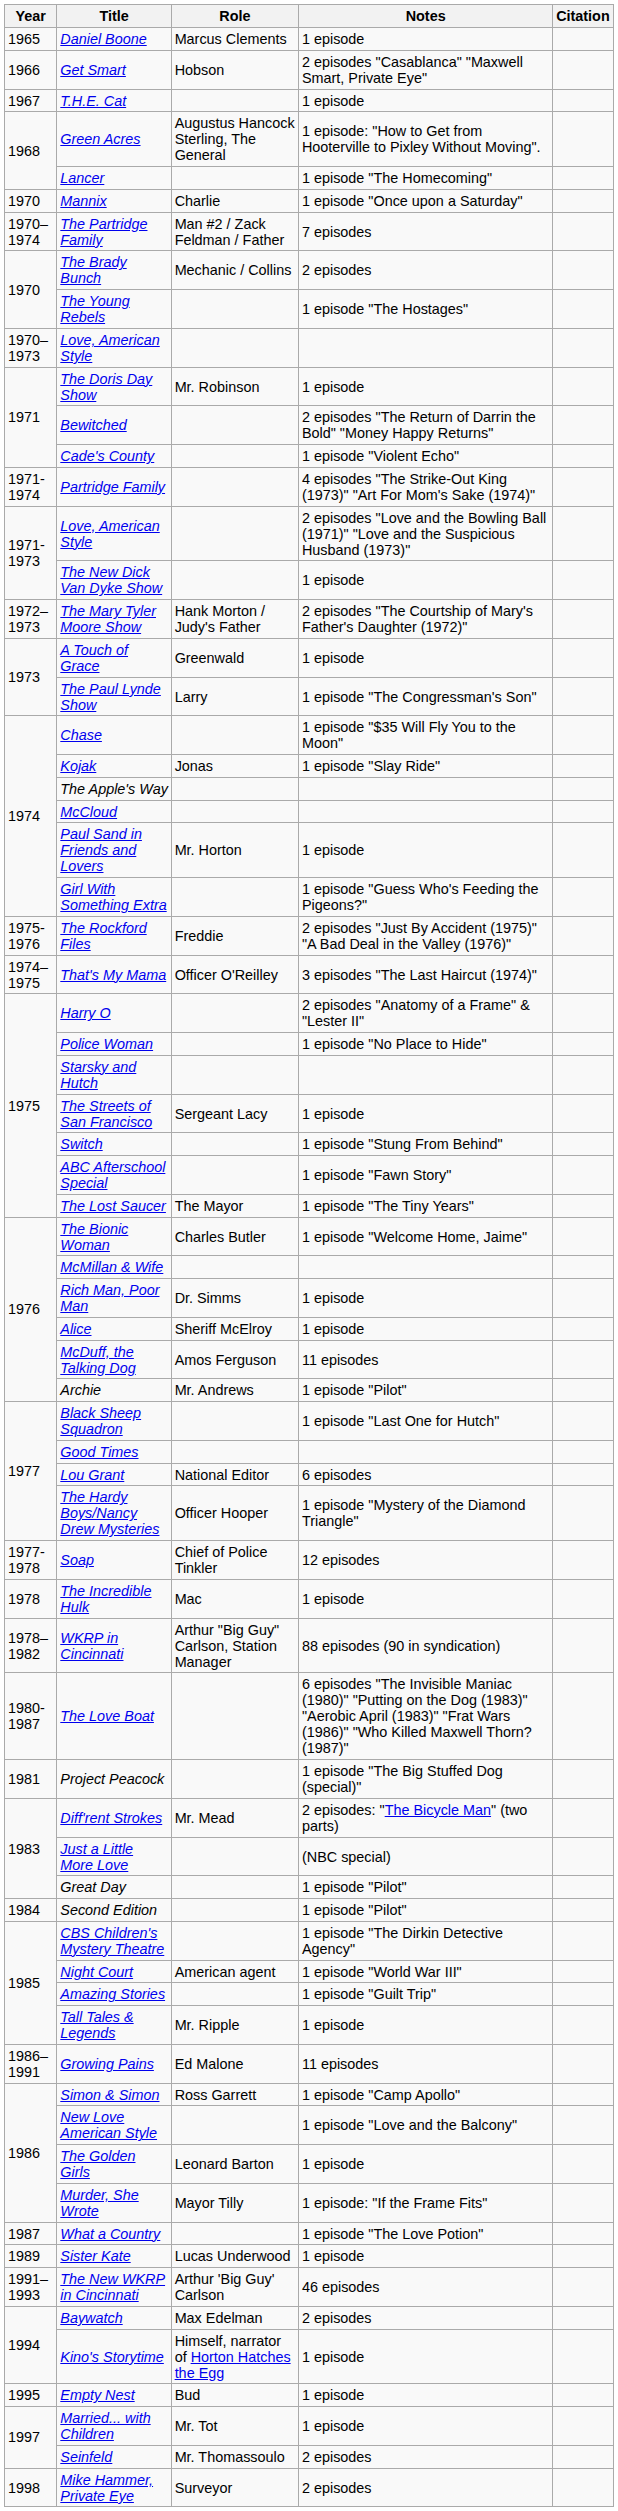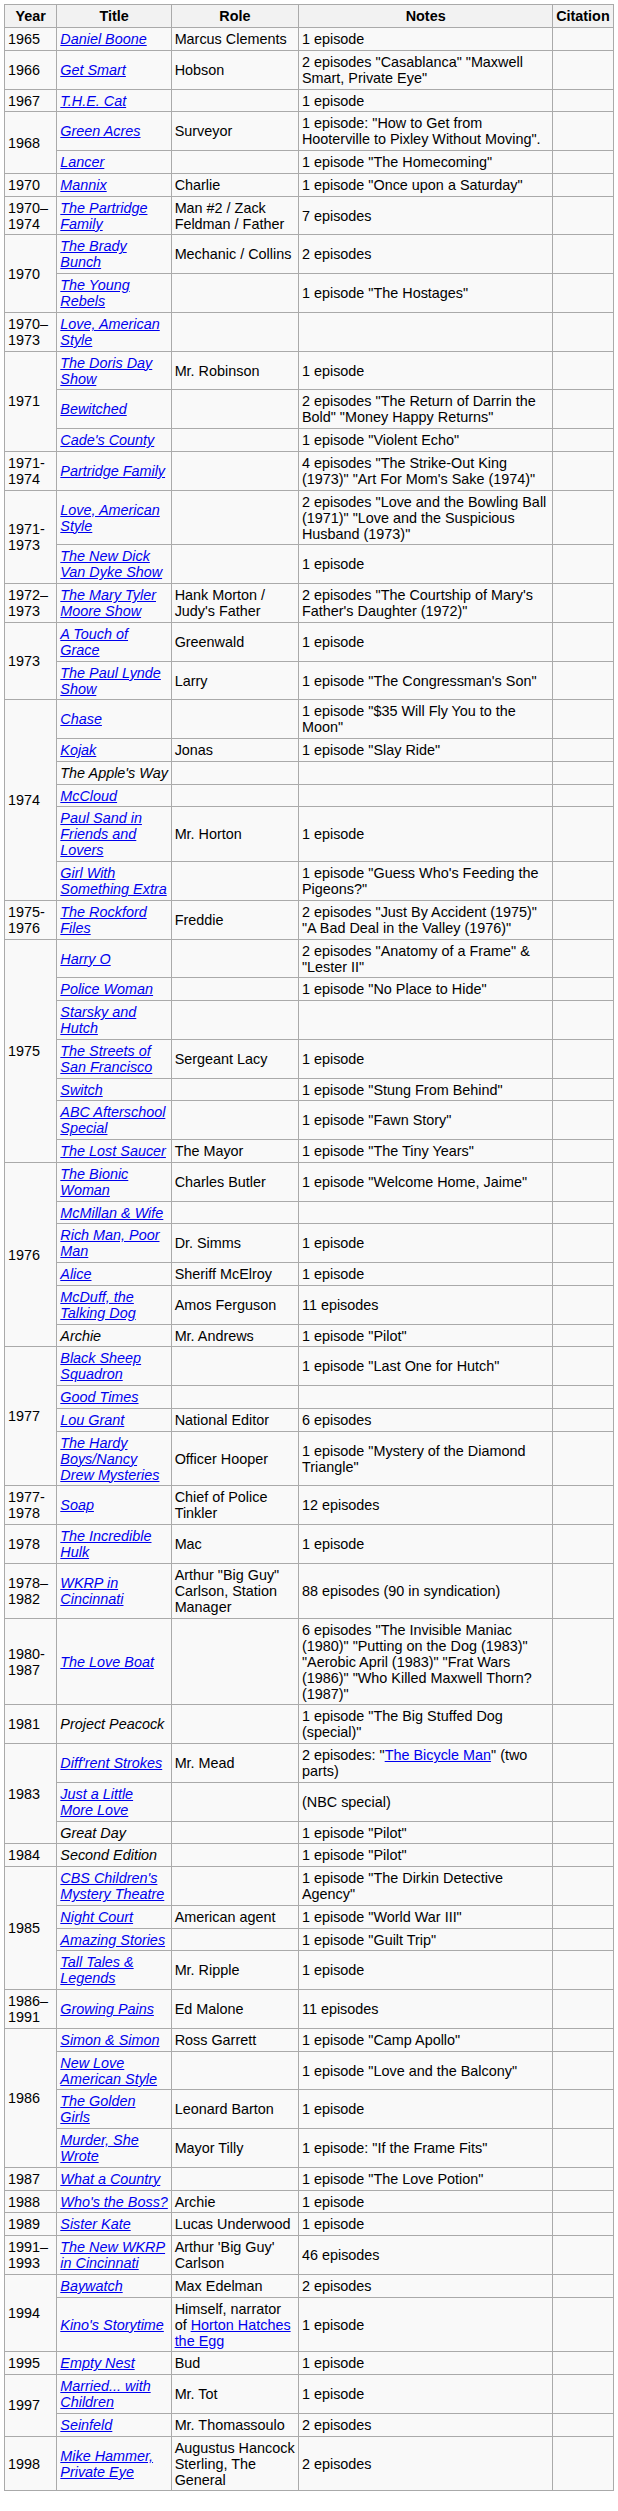(235, 139) Augustus Hancock Sterling, The General -> (203, 131) Surveyor
- row: (113, 975)
+ row: (114, 2202)
(203, 2488) Surveyor -> (235, 2464) Augustus Hancock Sterling, The General
